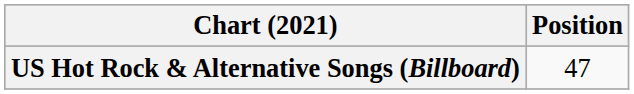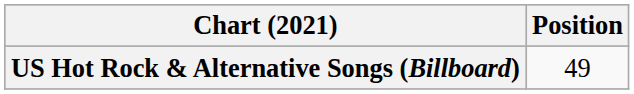(578, 67) 47 -> (578, 67) 49
